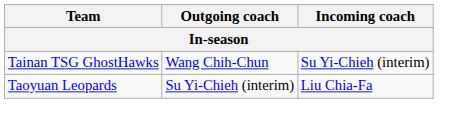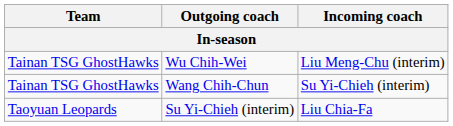+ row: (206, 62)
